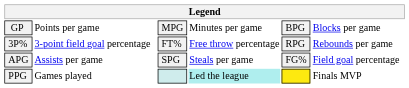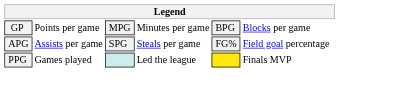- row: (18, 44)
(219, 76) paleturquoise background -> (166, 60) no background
